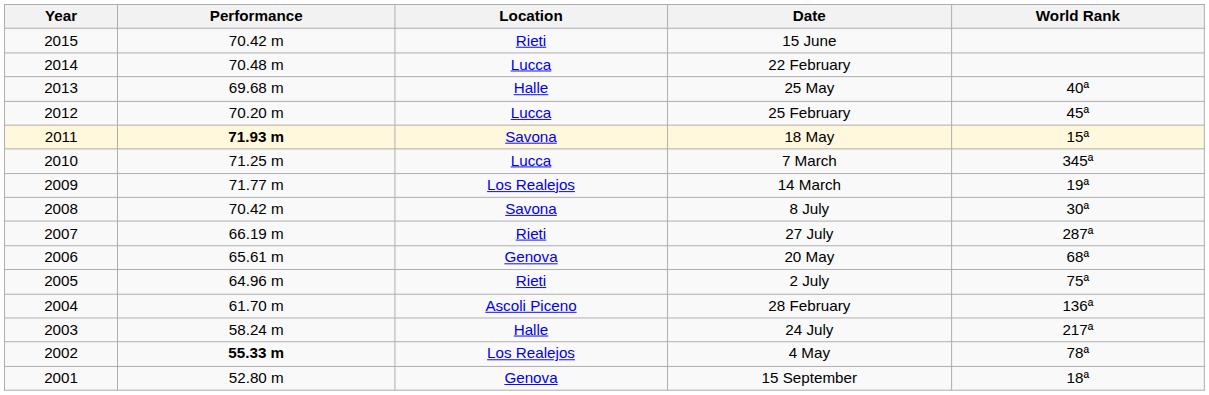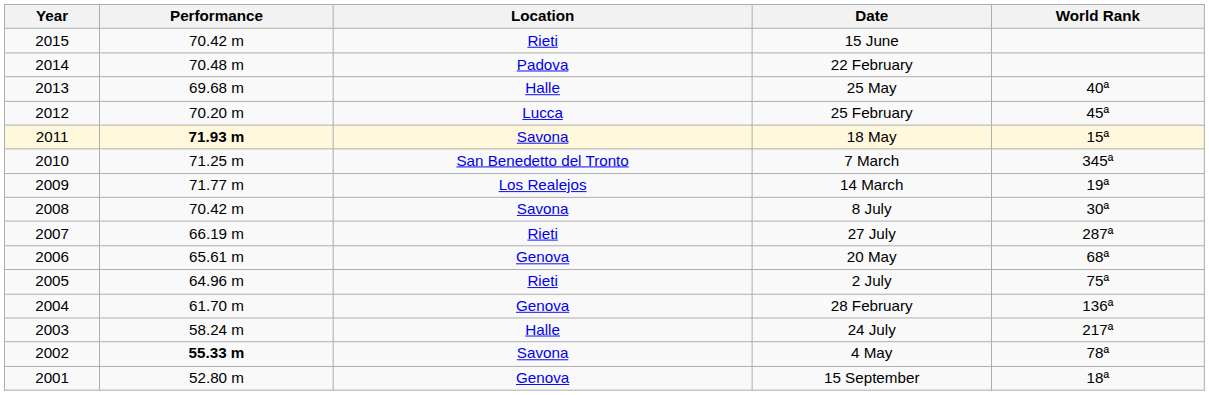(531, 64) Lucca -> (543, 64) Padova
(531, 161) Lucca -> (543, 161) San Benedetto del Tronto
(531, 305) Ascoli Piceno -> (543, 305) Genova
(531, 354) Los Realejos -> (543, 354) Savona
